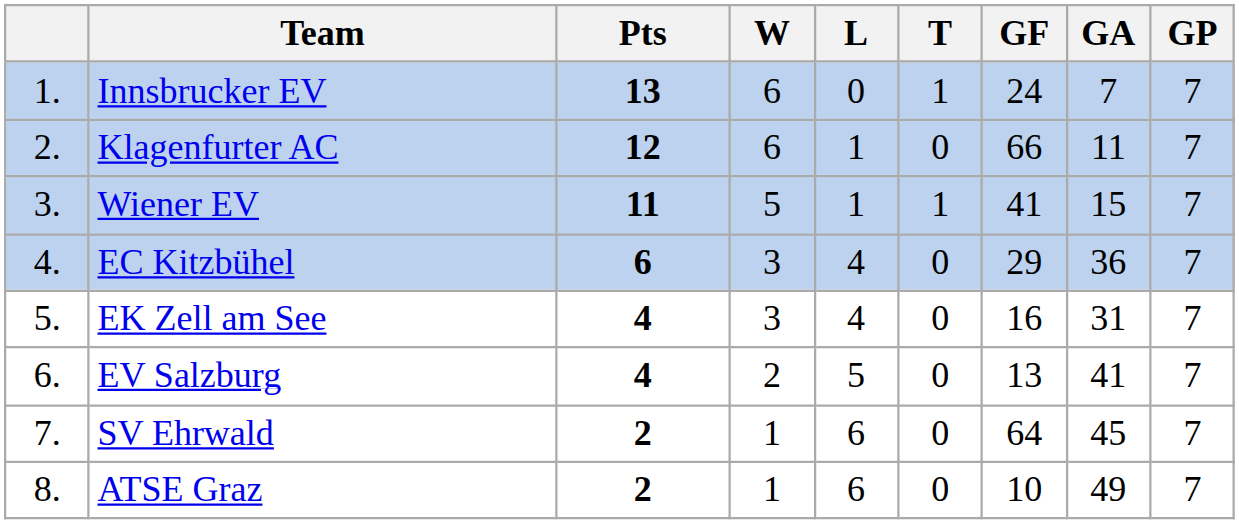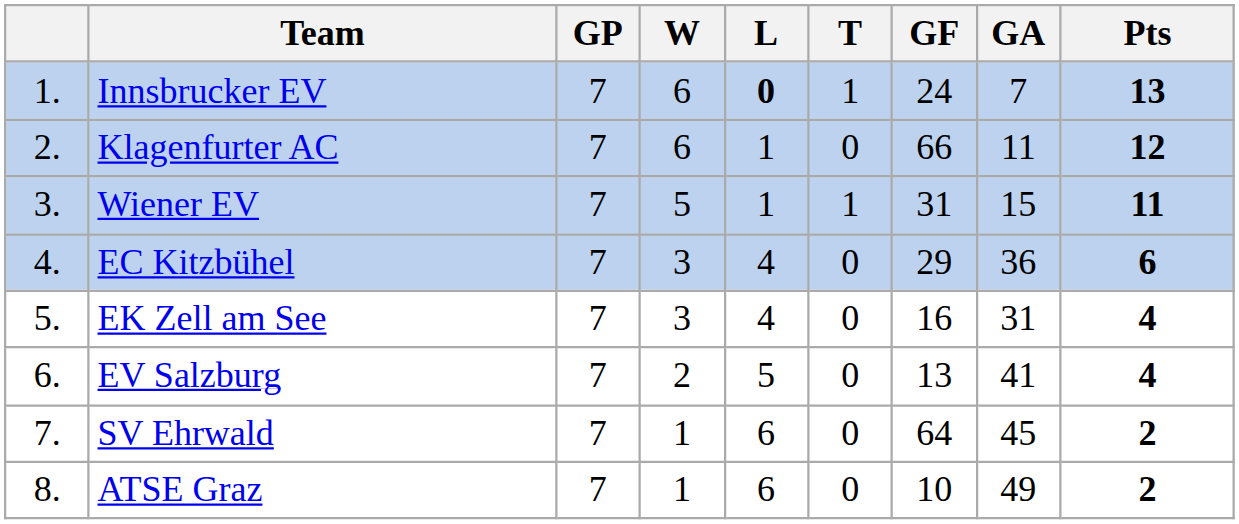columns swapped: (1192, 33) <-> (643, 33)
(856, 90) normal -> (766, 90) bold
(1024, 204) 41 -> (934, 204) 31
